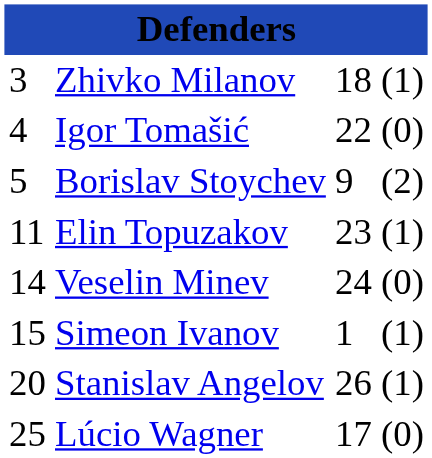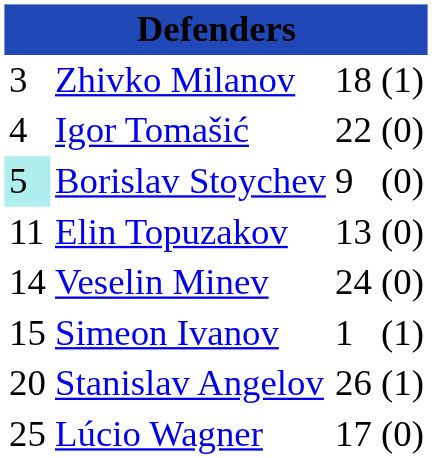(18, 180) no background -> (18, 180) paleturquoise background
(403, 180) (2) -> (403, 180) (0)
(353, 231) 23 -> (353, 231) 13
(403, 231) (1) -> (403, 231) (0)
